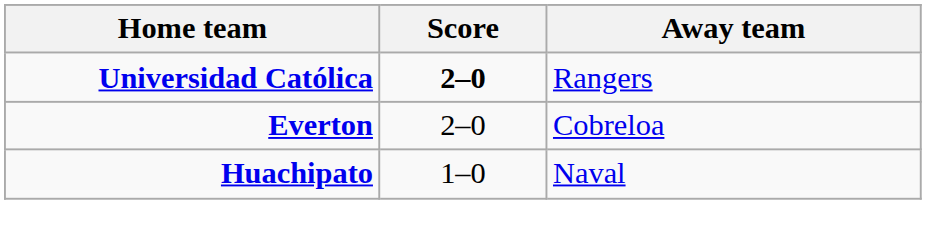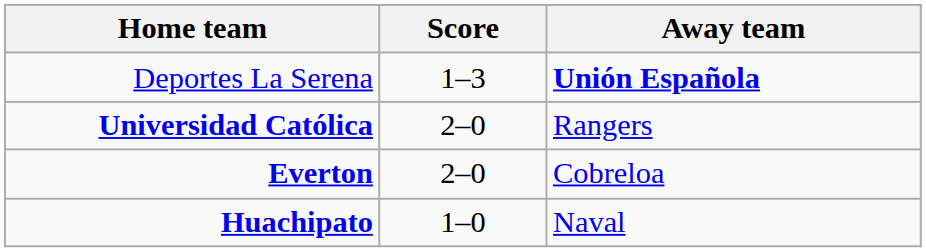+ row: (253, 76)
(463, 76) bold -> (463, 125) normal
